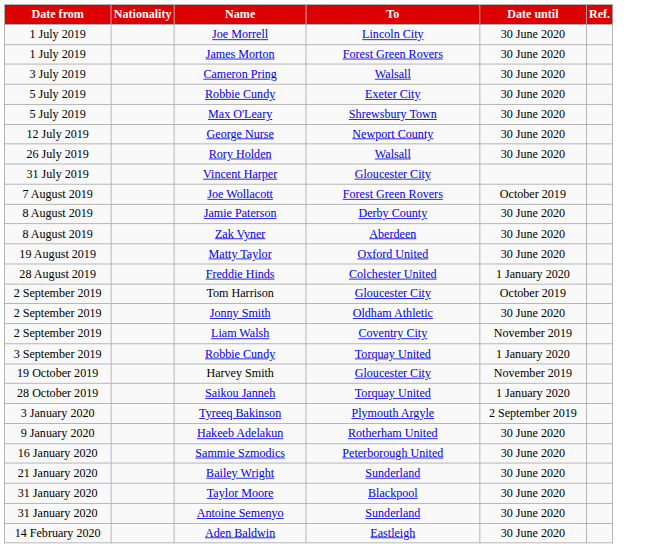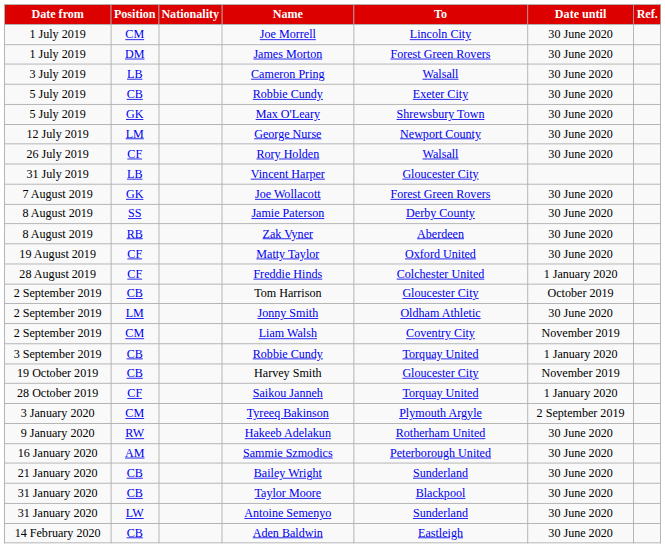+ column: (135, 14)
(533, 194) October 2019 -> (581, 194) 30 June 2020
